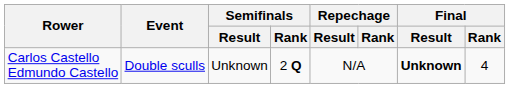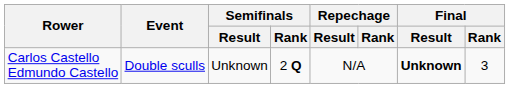(484, 66) 4 -> (484, 66) 3
